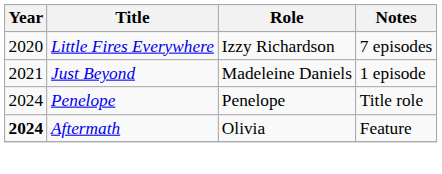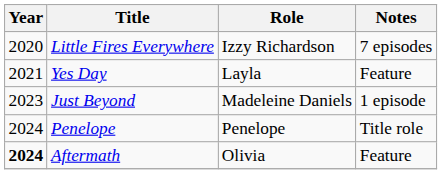+ row: (79, 73)
(26, 73) 2021 -> (26, 100) 2023
